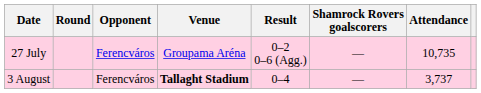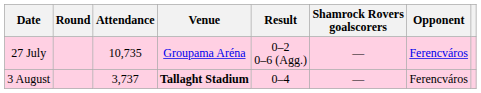columns swapped: (125, 20) <-> (439, 20)
